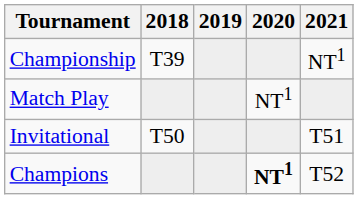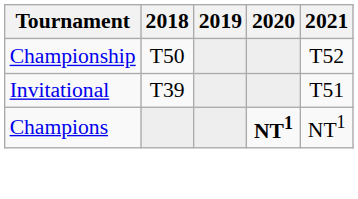(167, 58) T39 -> (167, 55) T50
(327, 58) NT1 -> (327, 55) T52
- row: (59, 98)
(167, 136) T50 -> (167, 90) T39
(327, 173) T52 -> (327, 127) NT1
